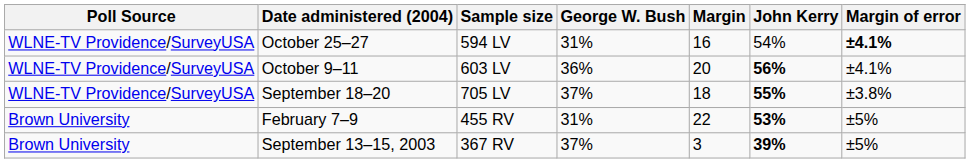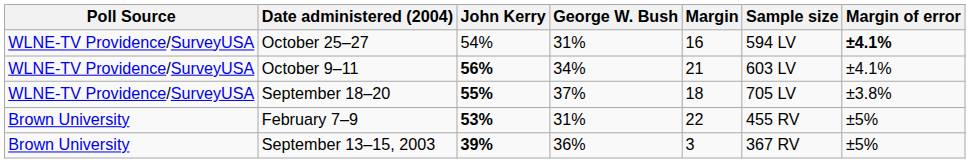columns swapped: (796, 17) <-> (507, 17)
(577, 68) 36% -> (569, 68) 34%
(702, 68) 20 -> (695, 68) 21
(577, 145) 37% -> (569, 145) 36%
